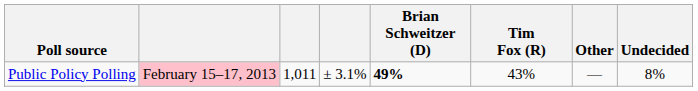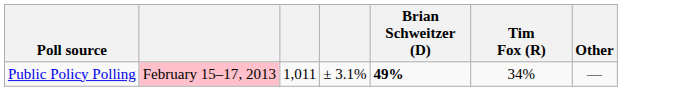- column: (655, 50)
(521, 74) 43% -> (521, 74) 34%
